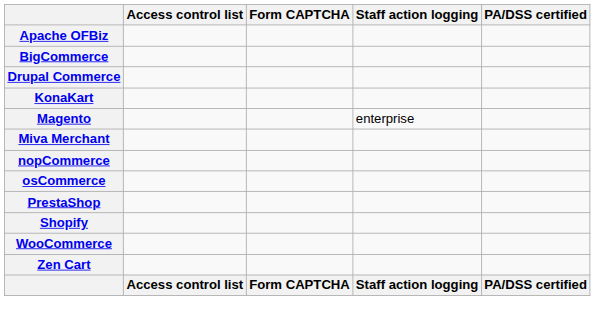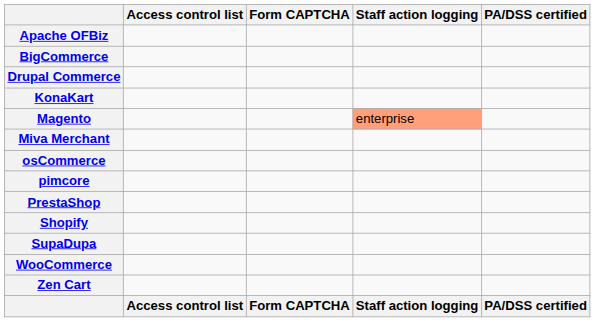(385, 118) no background -> (385, 118) lightsalmon background
- row: (64, 160)
+ row: (64, 181)
+ row: (64, 243)
